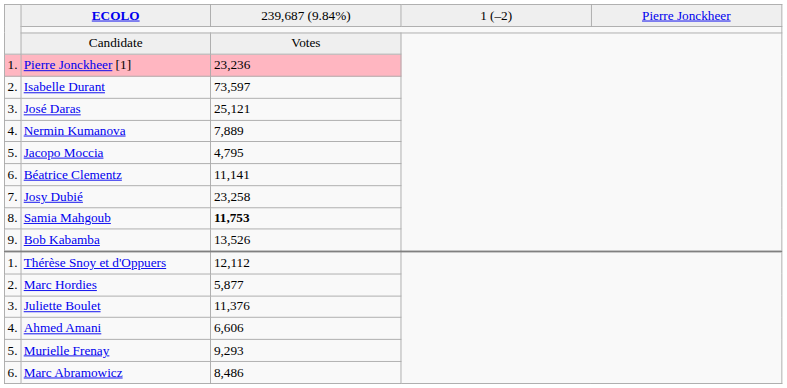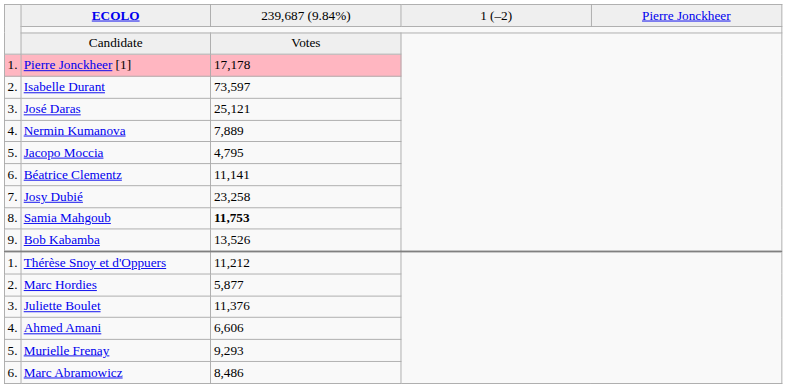(232, 65) 23,236 -> (232, 65) 17,178
(232, 263) 12,112 -> (232, 263) 11,212
